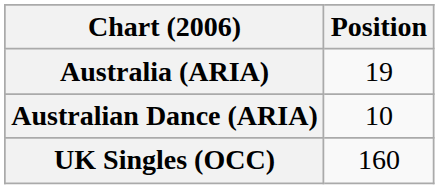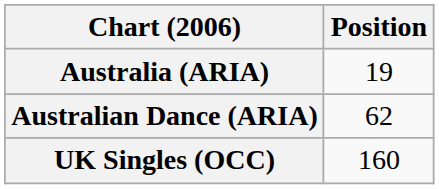(379, 115) 10 -> (379, 115) 62
